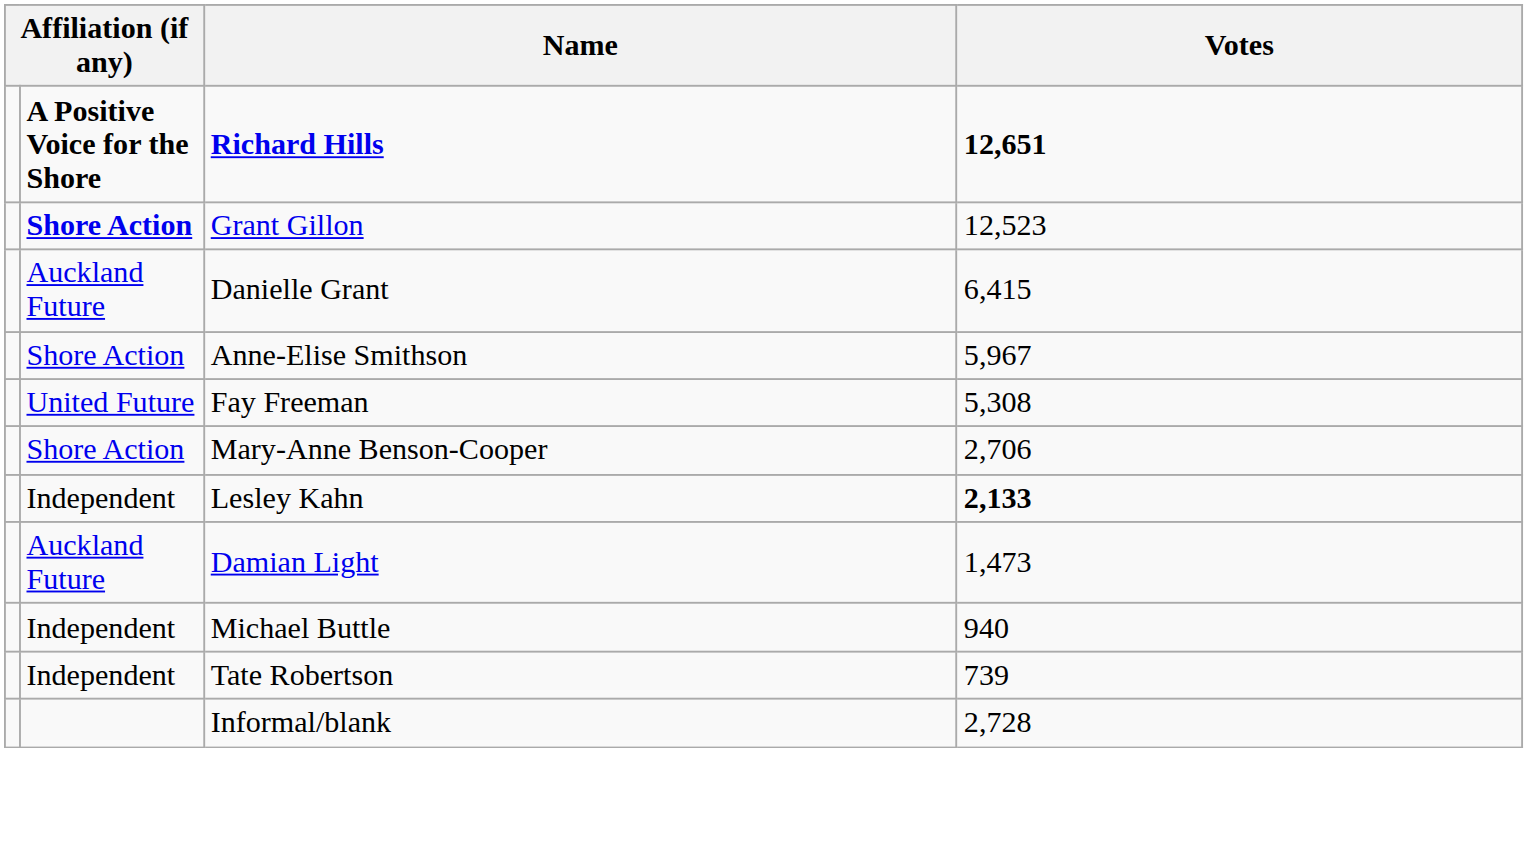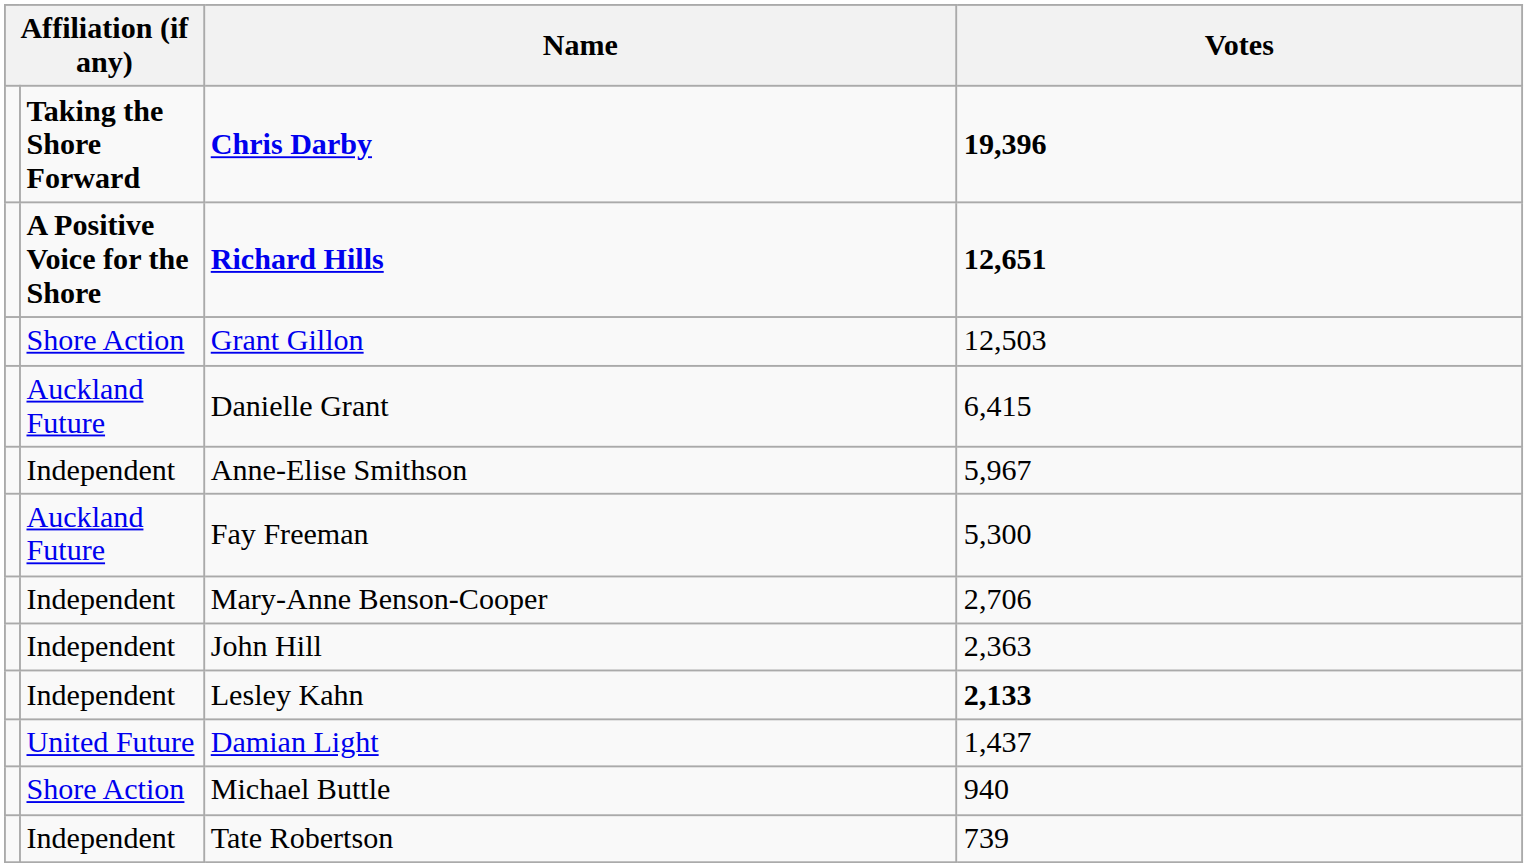+ row: (291, 143)
(109, 225) bold -> (105, 340) normal
(1005, 225) 12,523 -> (1005, 340) 12,503
(105, 354) Shore Action -> (101, 469) Independent
(110, 402) United Future -> (85, 534) Auckland Future
(998, 402) 5,308 -> (998, 534) 5,300
(105, 449) Shore Action -> (101, 599) Independent
+ row: (266, 646)
(85, 562) Auckland Future -> (110, 742) United Future
(998, 562) 1,473 -> (998, 742) 1,437
(101, 626) Independent -> (105, 789) Shore Action
- row: (301, 722)
